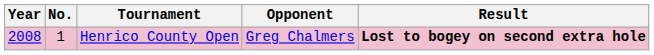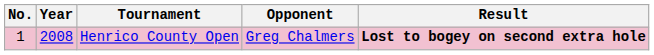columns swapped: (61, 16) <-> (25, 16)
